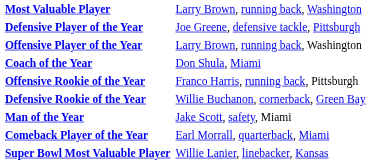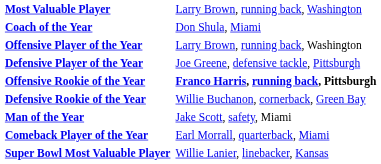rows swapped: (49, 63) <-> (74, 27)
(267, 81) normal -> (276, 81) bold
